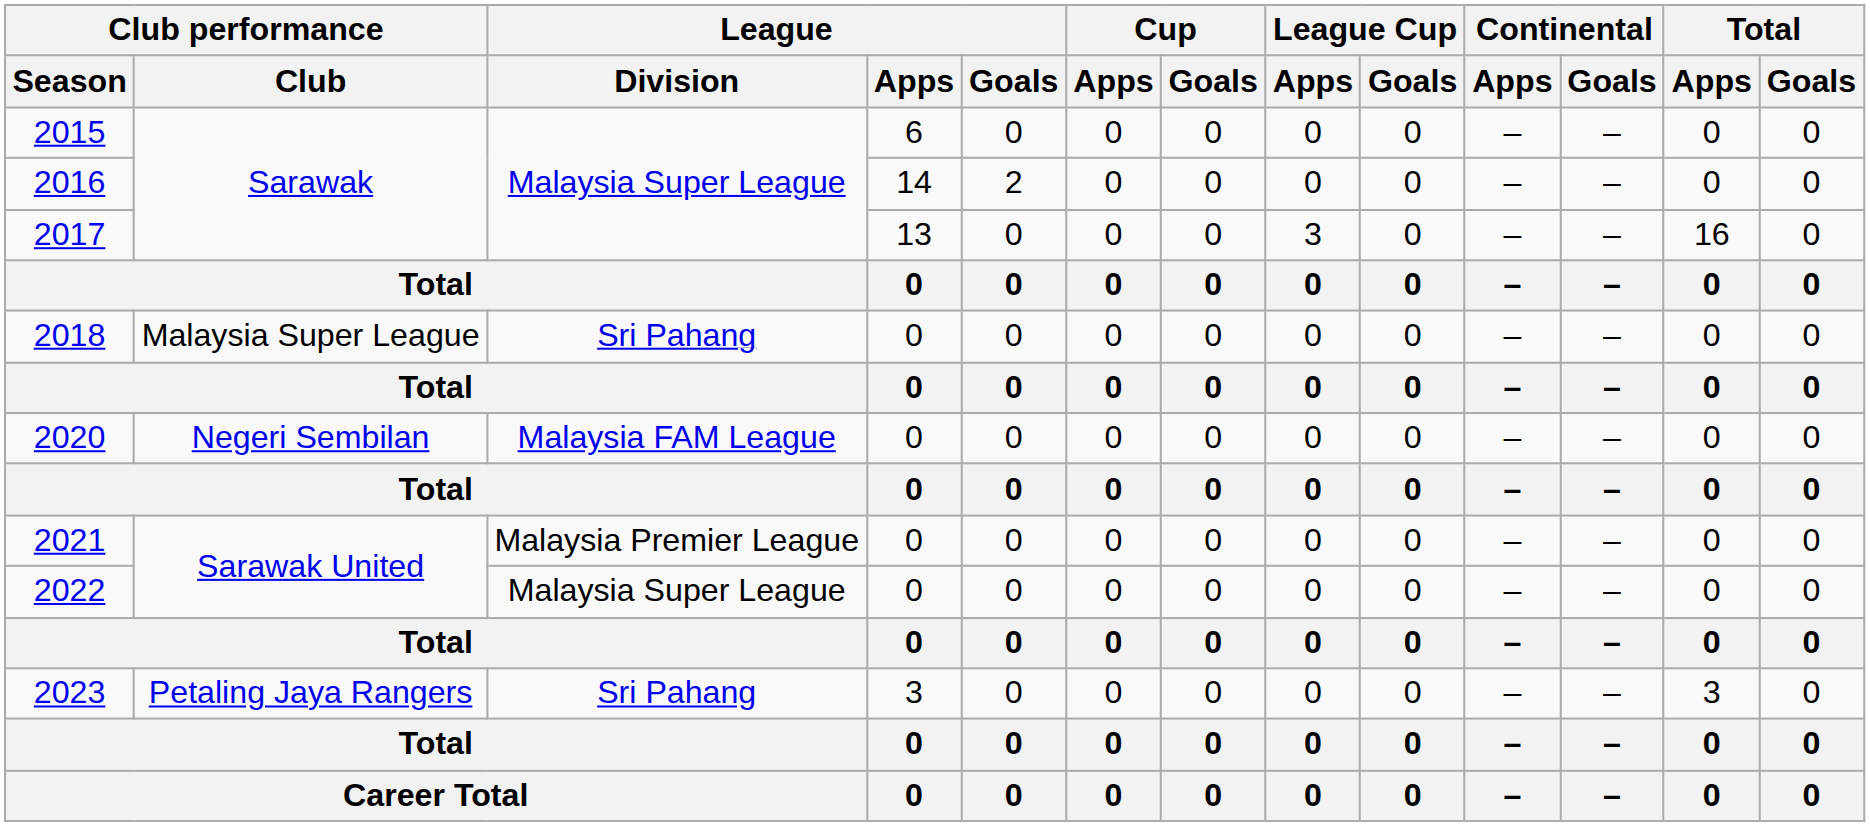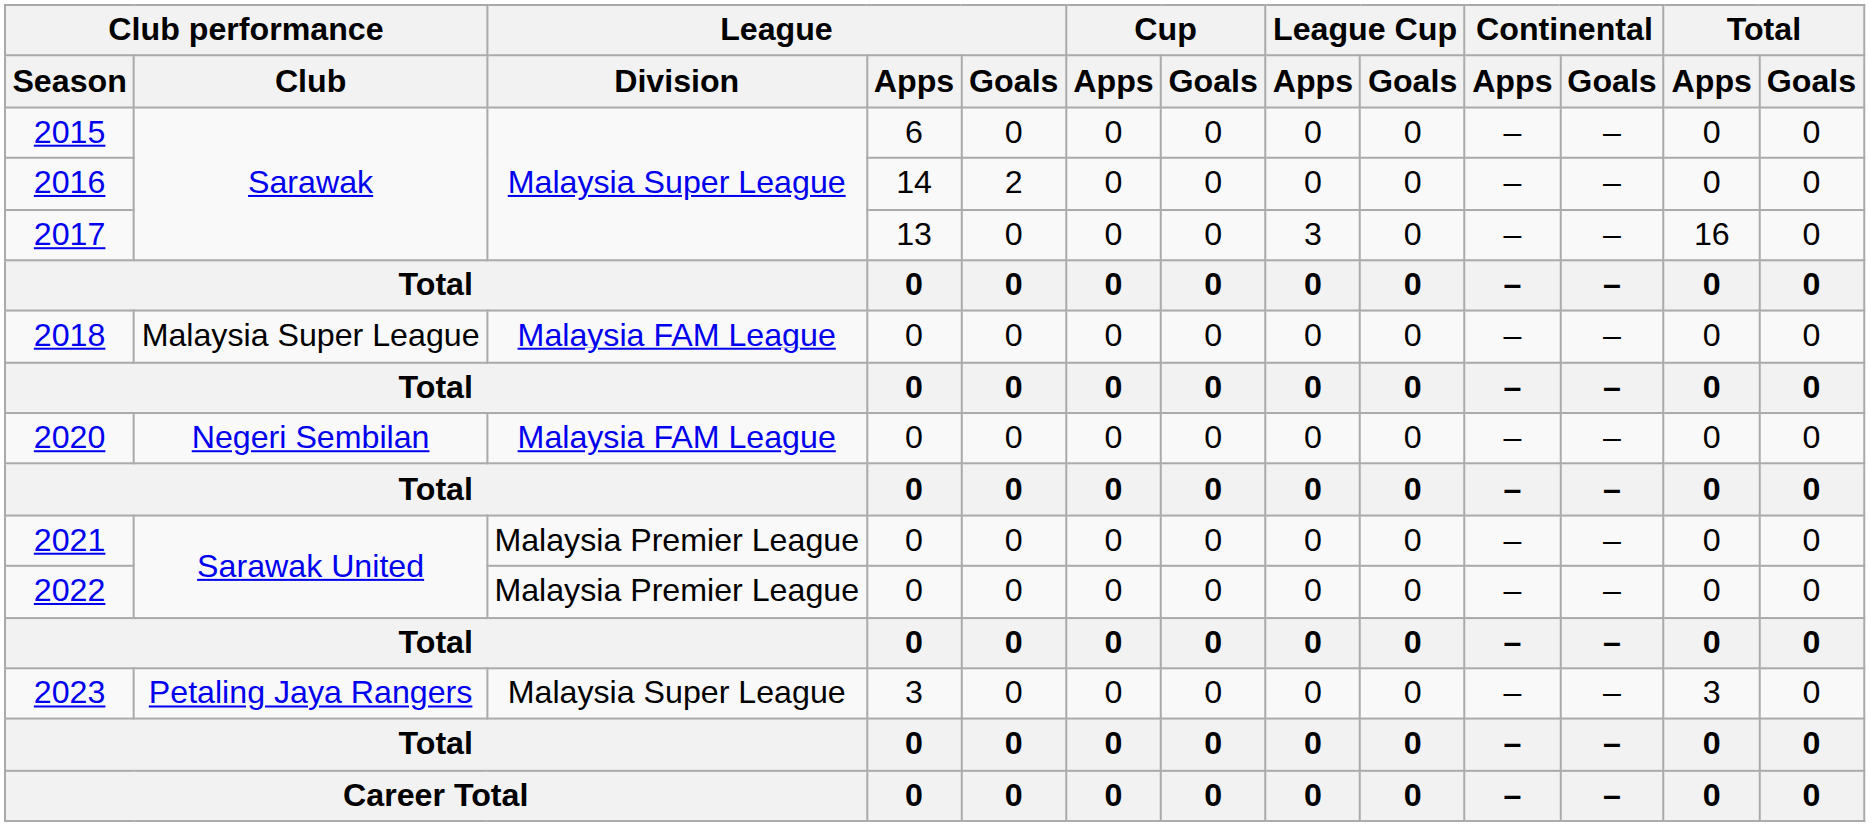(677, 336) Sri Pahang -> (677, 336) Malaysia FAM League
(677, 591) Malaysia Super League -> (677, 591) Malaysia Premier League
(677, 693) Sri Pahang -> (677, 693) Malaysia Super League
